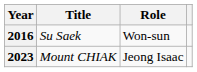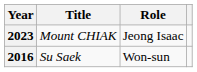rows swapped: (21, 35) <-> (21, 56)
